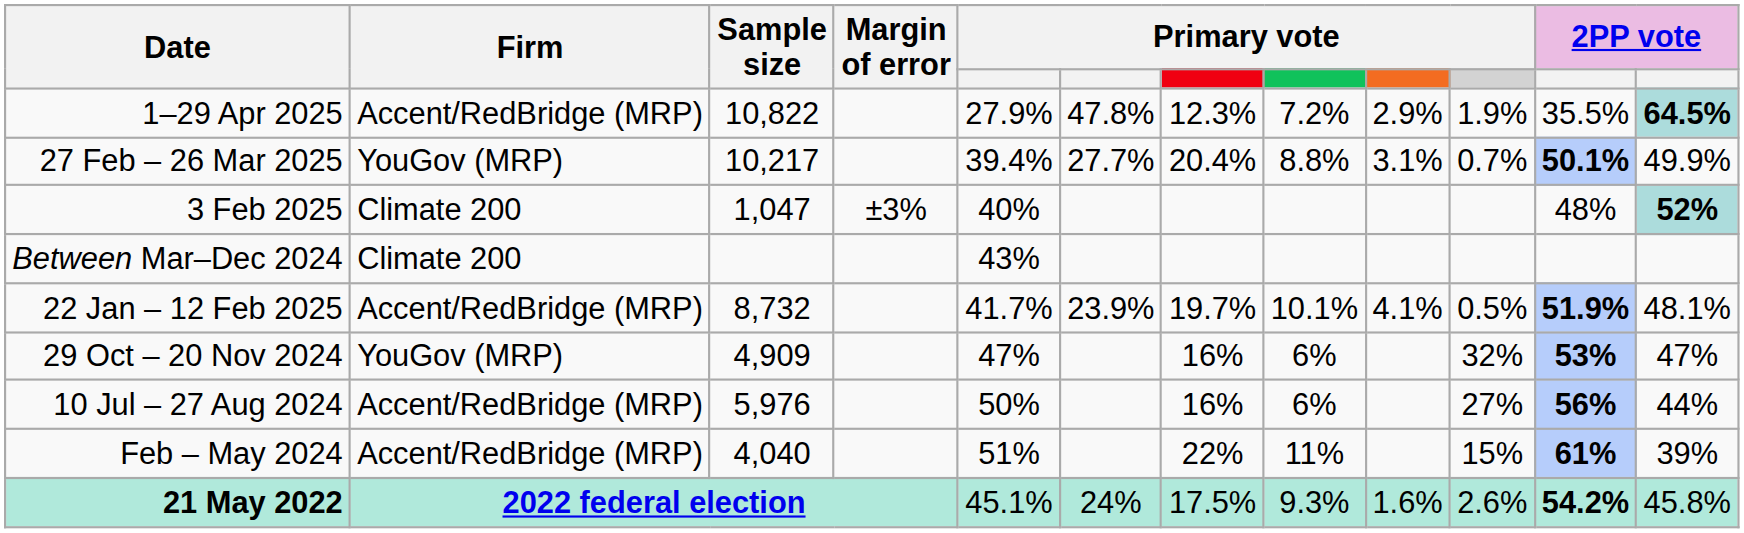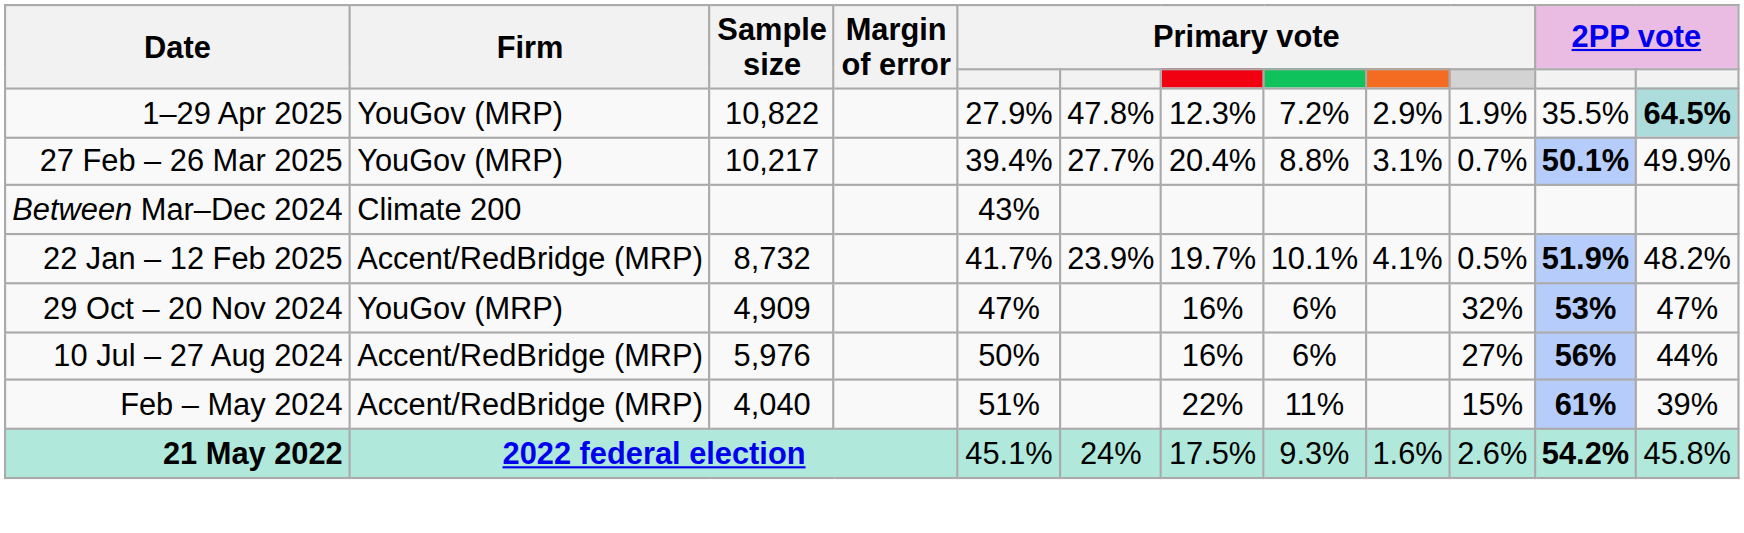(530, 113) Accent/RedBridge (MRP) -> (460, 113) YouGov (MRP)
- row: (265, 210)
(1687, 307) 48.1% -> (1687, 259) 48.2%
